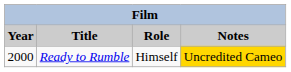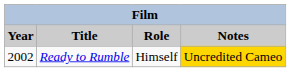(21, 56) 2000 -> (21, 56) 2002
